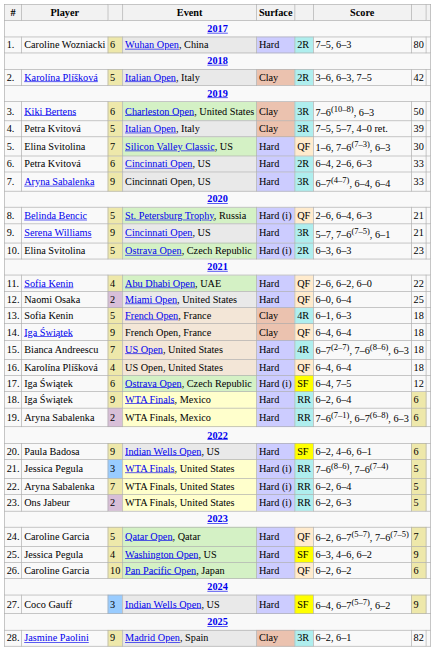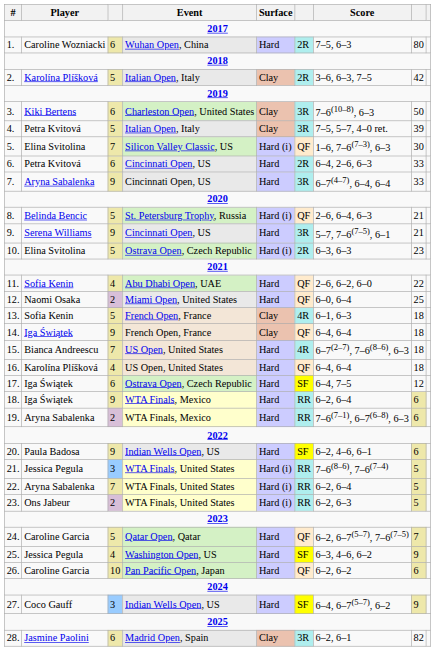(269, 146) Hard -> (275, 146) Hard (i)
(275, 383) Hard (i) -> (269, 383) Hard
(113, 638) 9 -> (113, 638) 6
